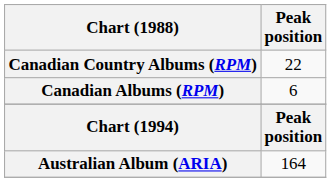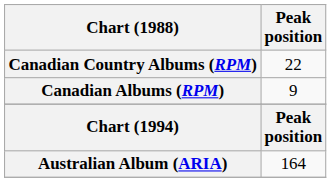(293, 90) 6 -> (293, 90) 9
